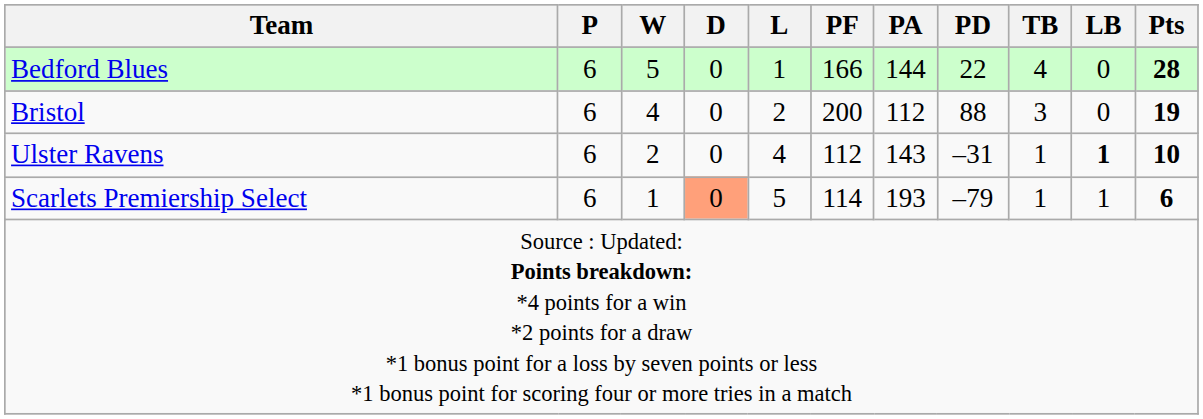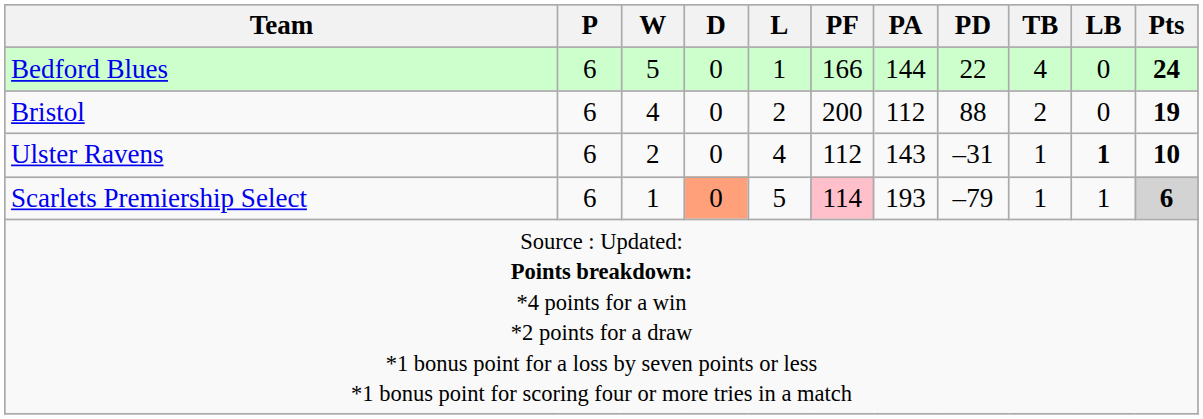(1167, 68) 28 -> (1167, 68) 24
(1040, 111) 3 -> (1040, 111) 2
(842, 197) no background -> (842, 197) pink background
(1167, 197) no background -> (1167, 197) lightgrey background
